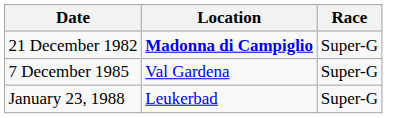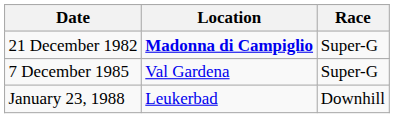(349, 98) Super-G -> (353, 98) Downhill
